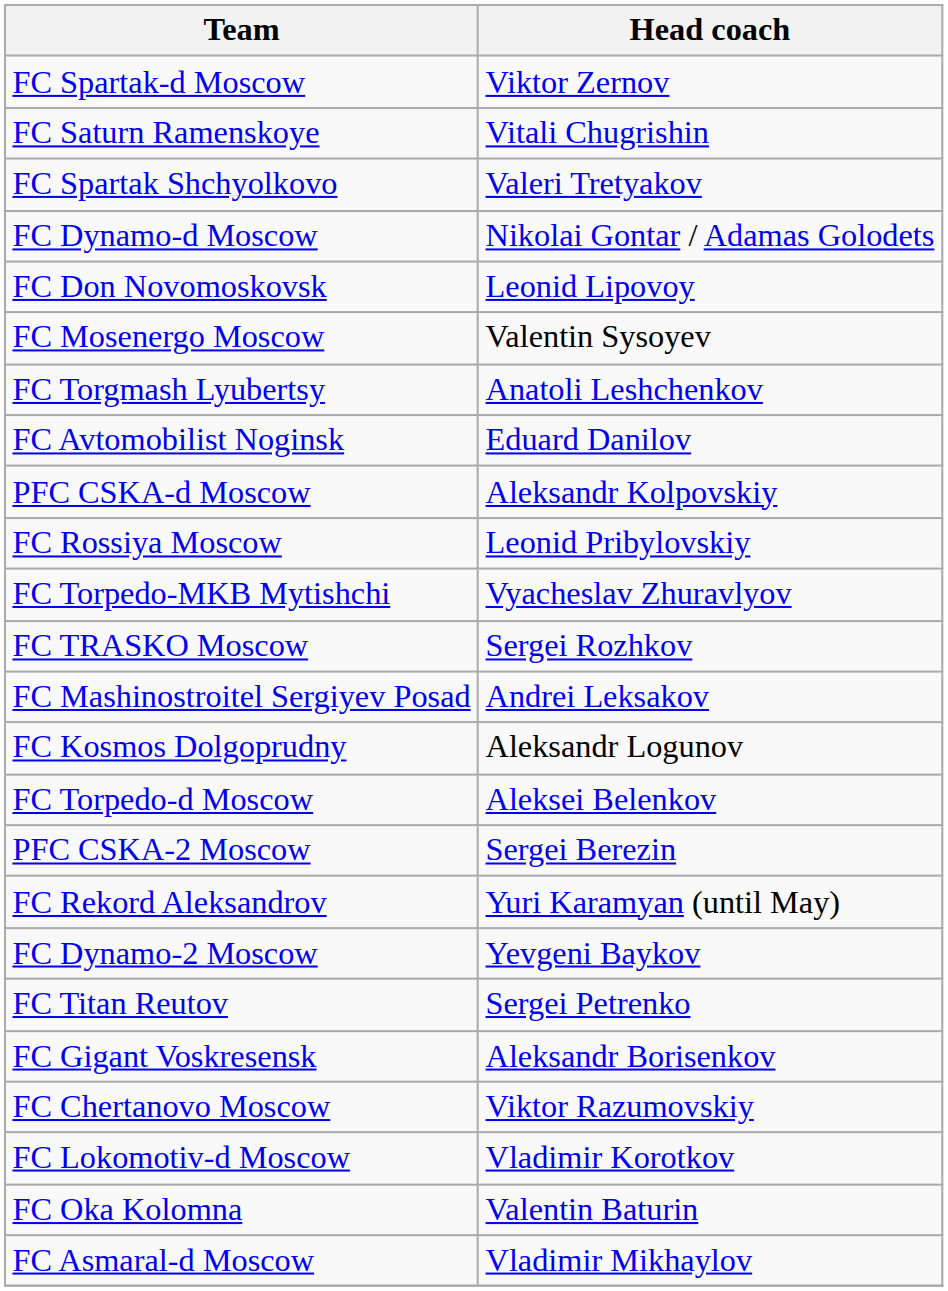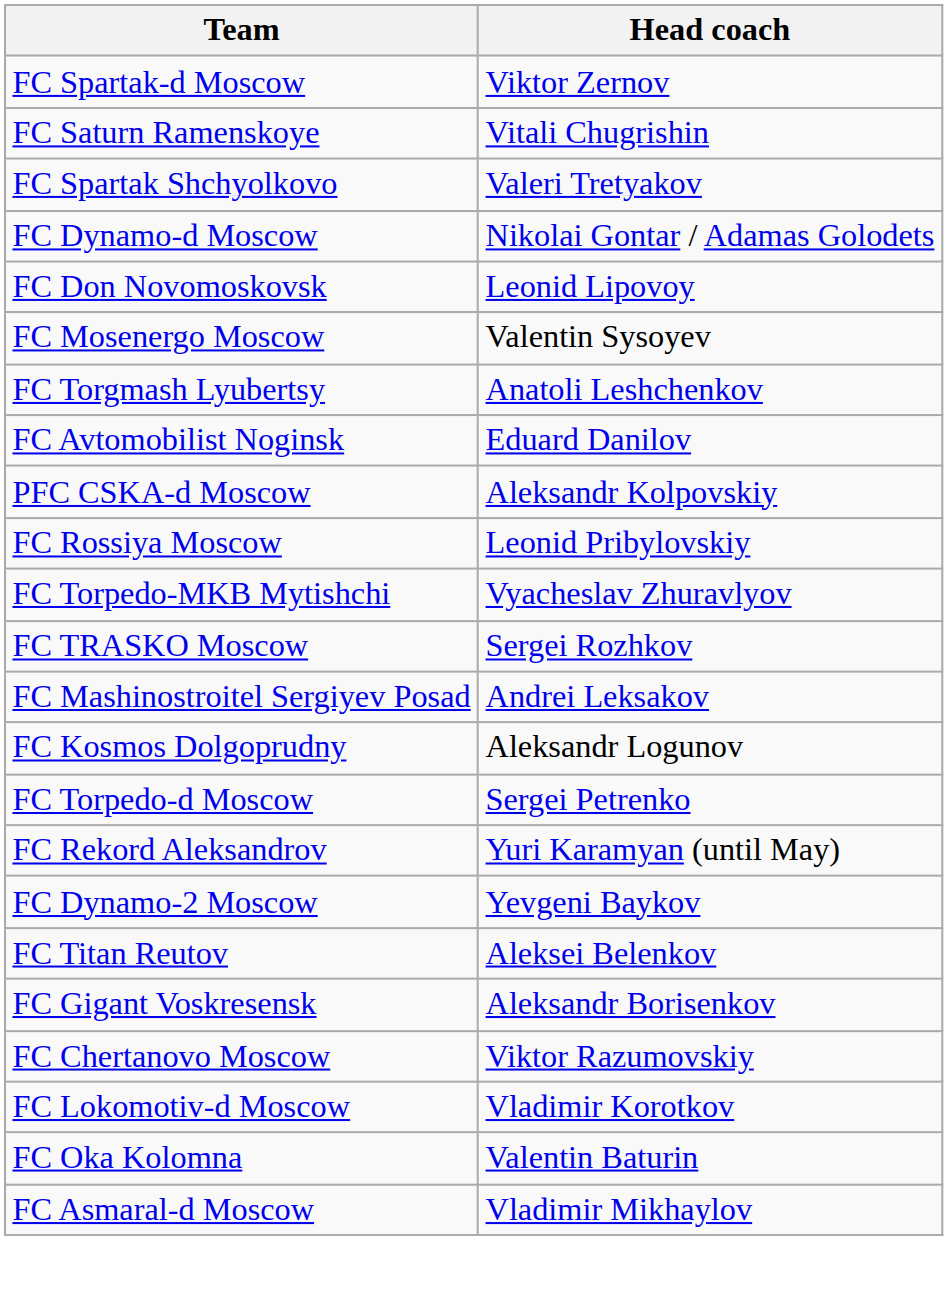(601, 798) Aleksei Belenkov -> (588, 798) Sergei Petrenko
- row: (162, 850)
(588, 1004) Sergei Petrenko -> (601, 952) Aleksei Belenkov
